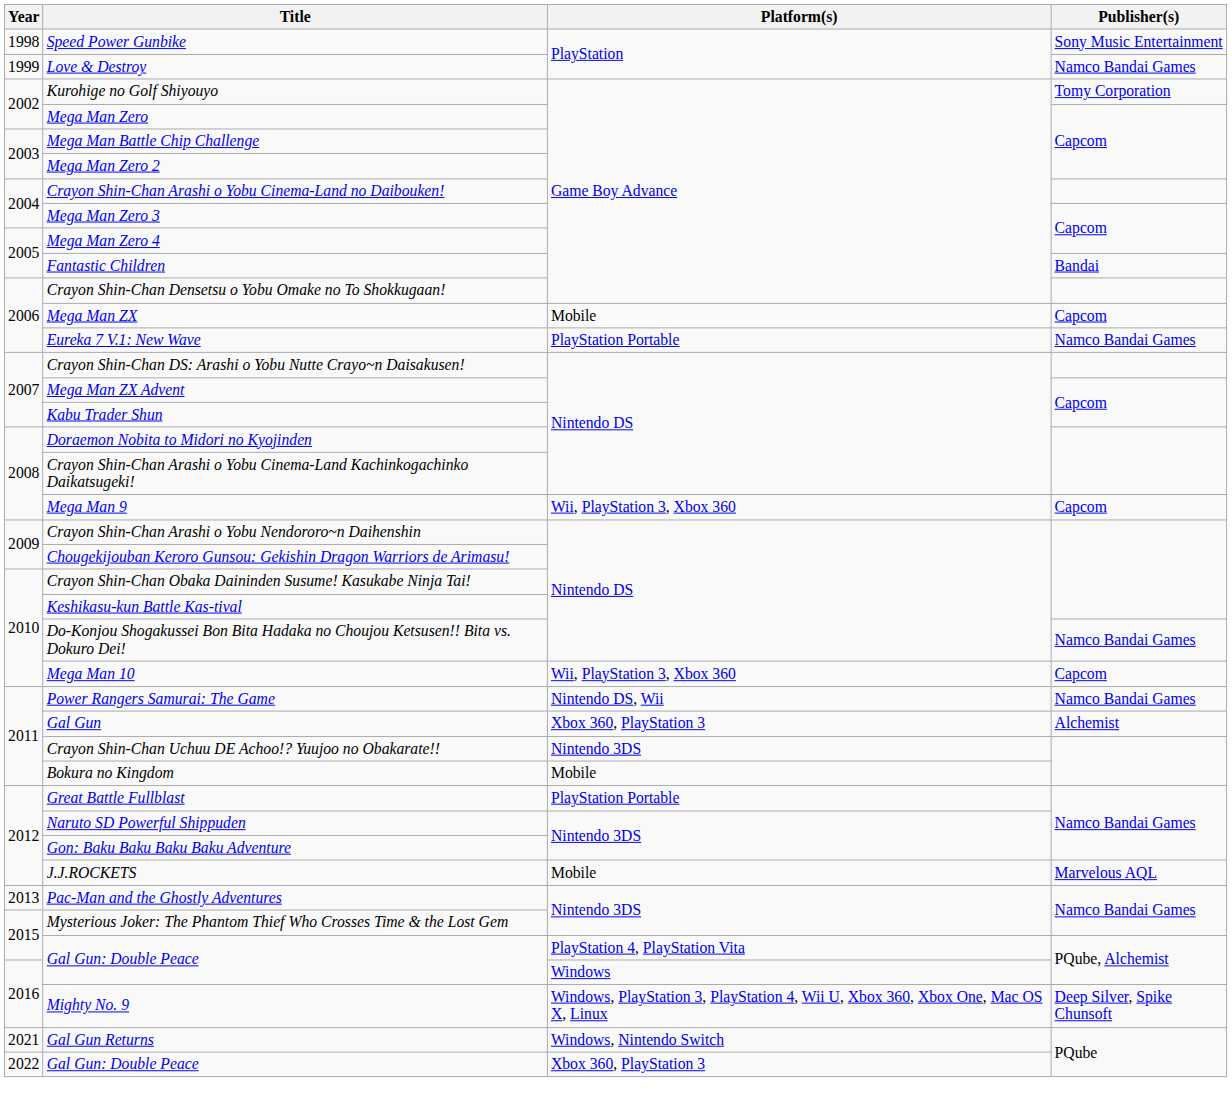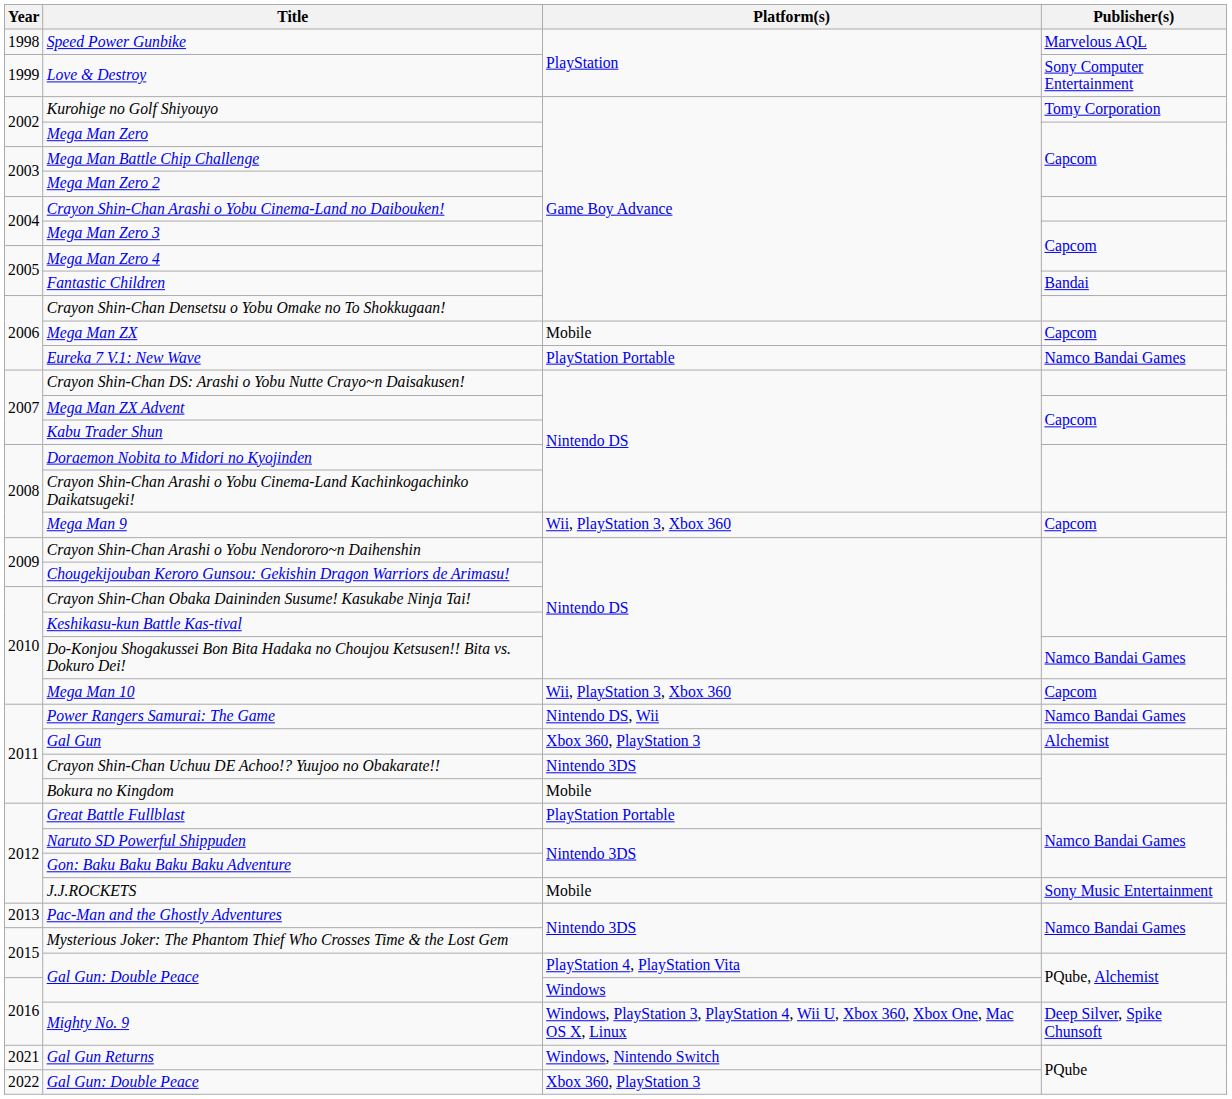(1139, 41) Sony Music Entertainment -> (1096, 41) Marvelous AQL
(1125, 66) Namco Bandai Games -> (1094, 75) Sony Computer Entertainment
(1106, 872) Marvelous AQL -> (1129, 890) Sony Music Entertainment
